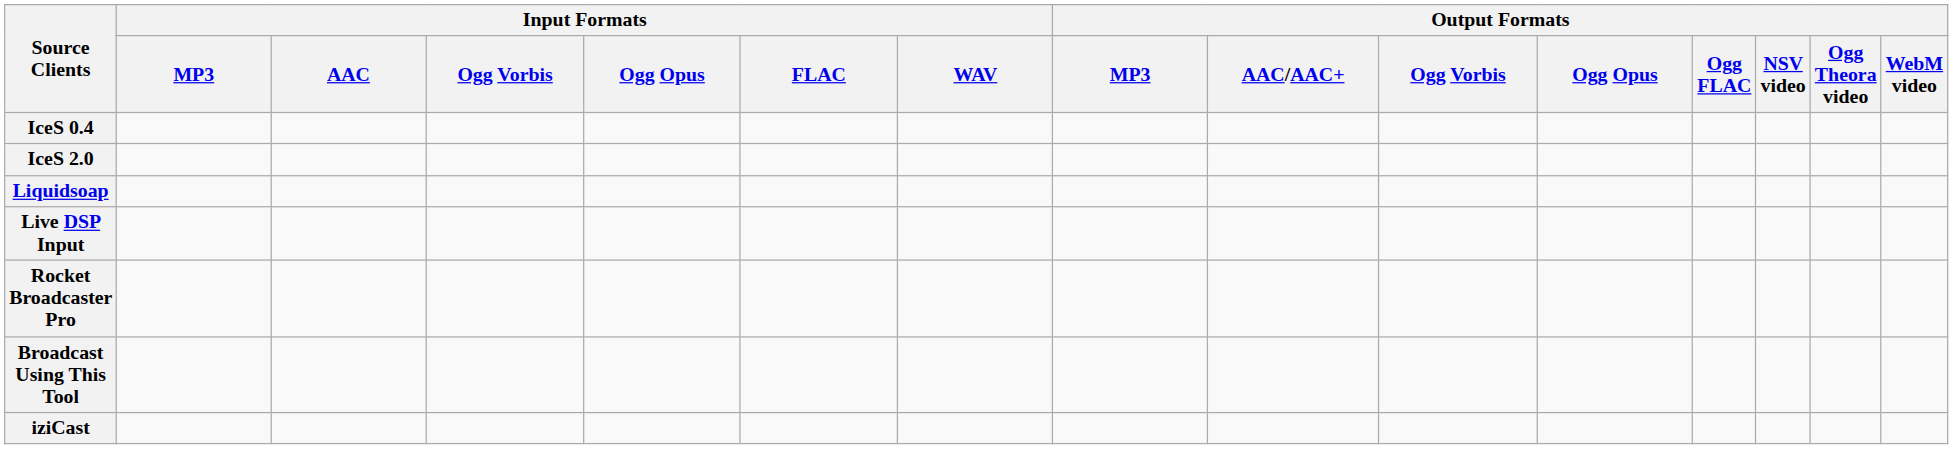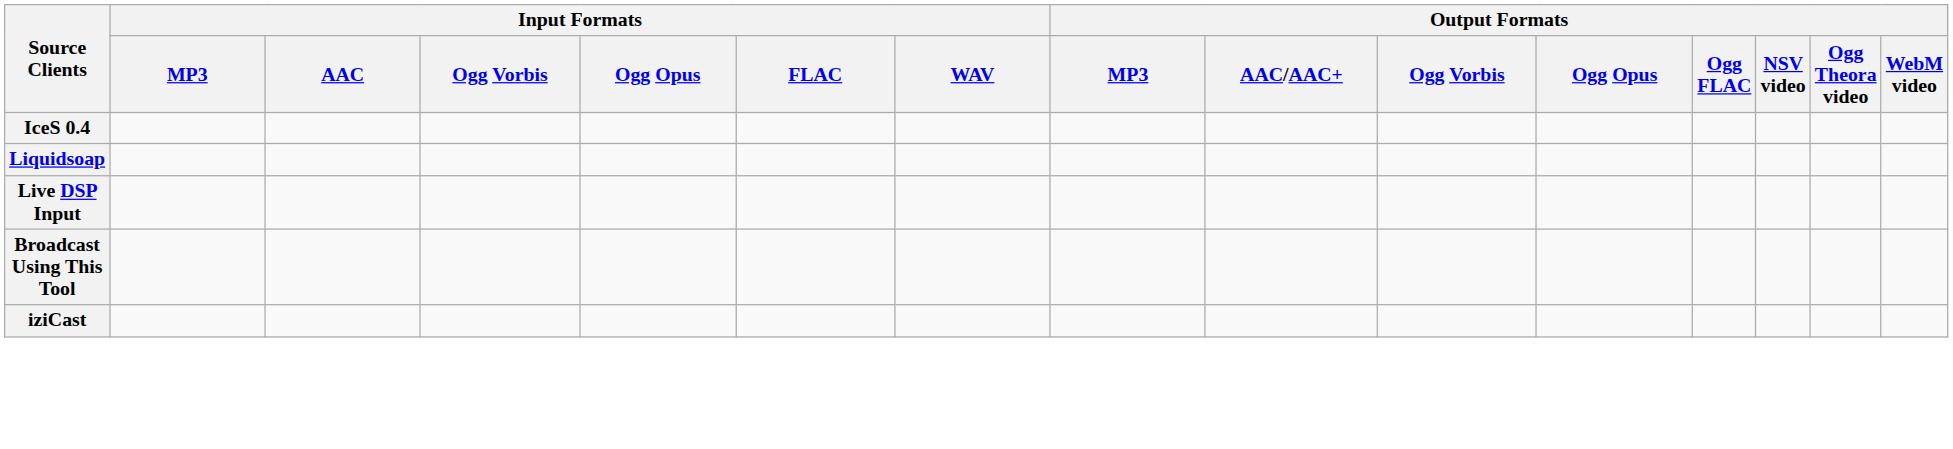- row: (61, 159)
- row: (61, 298)
